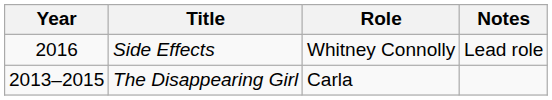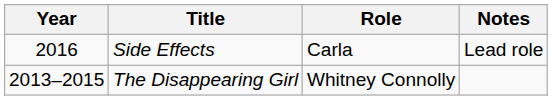(381, 49) Whitney Connolly -> (330, 49) Carla
(330, 79) Carla -> (381, 79) Whitney Connolly
